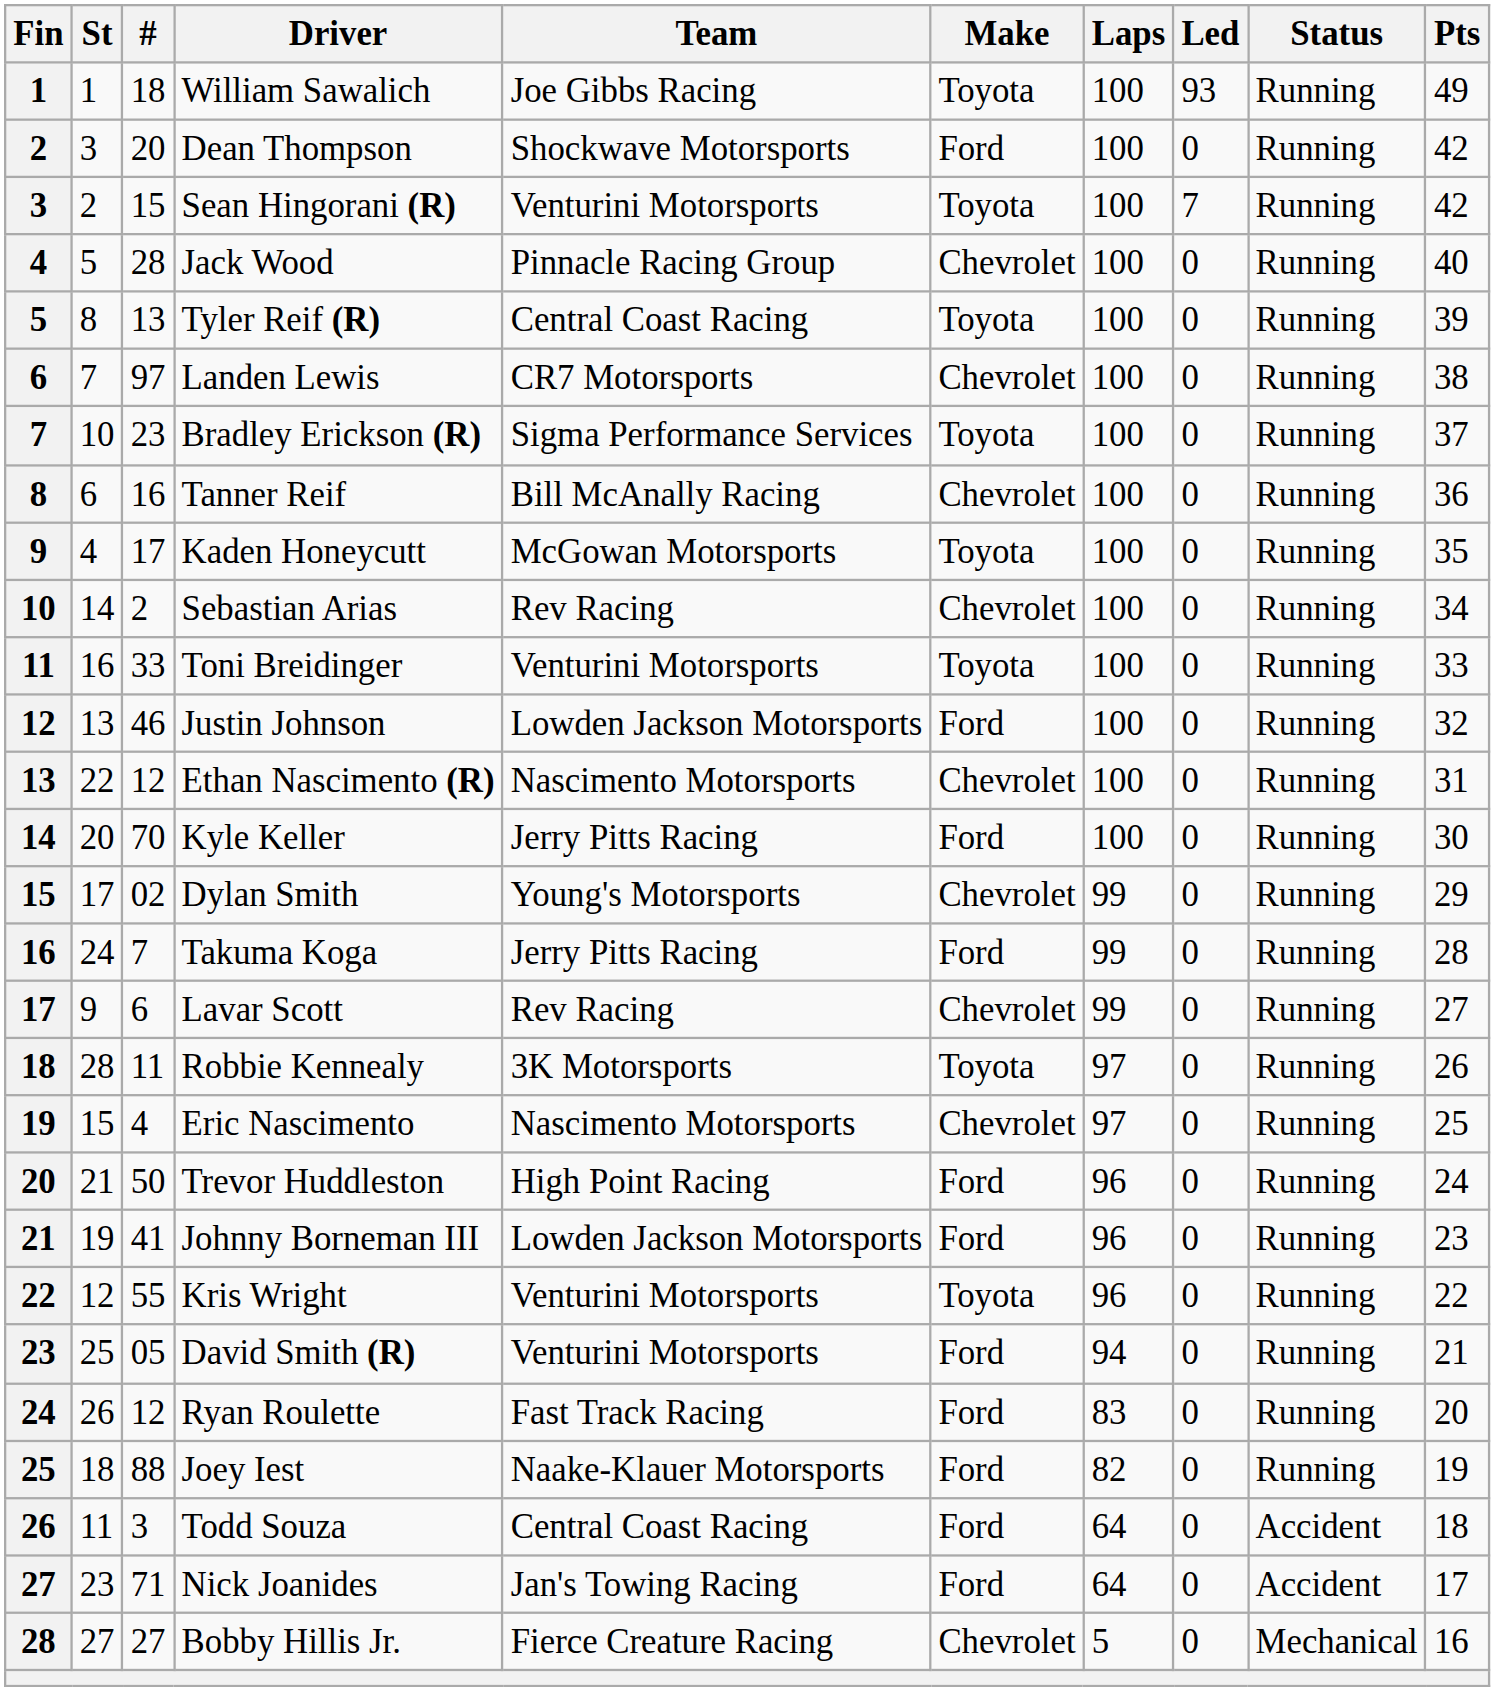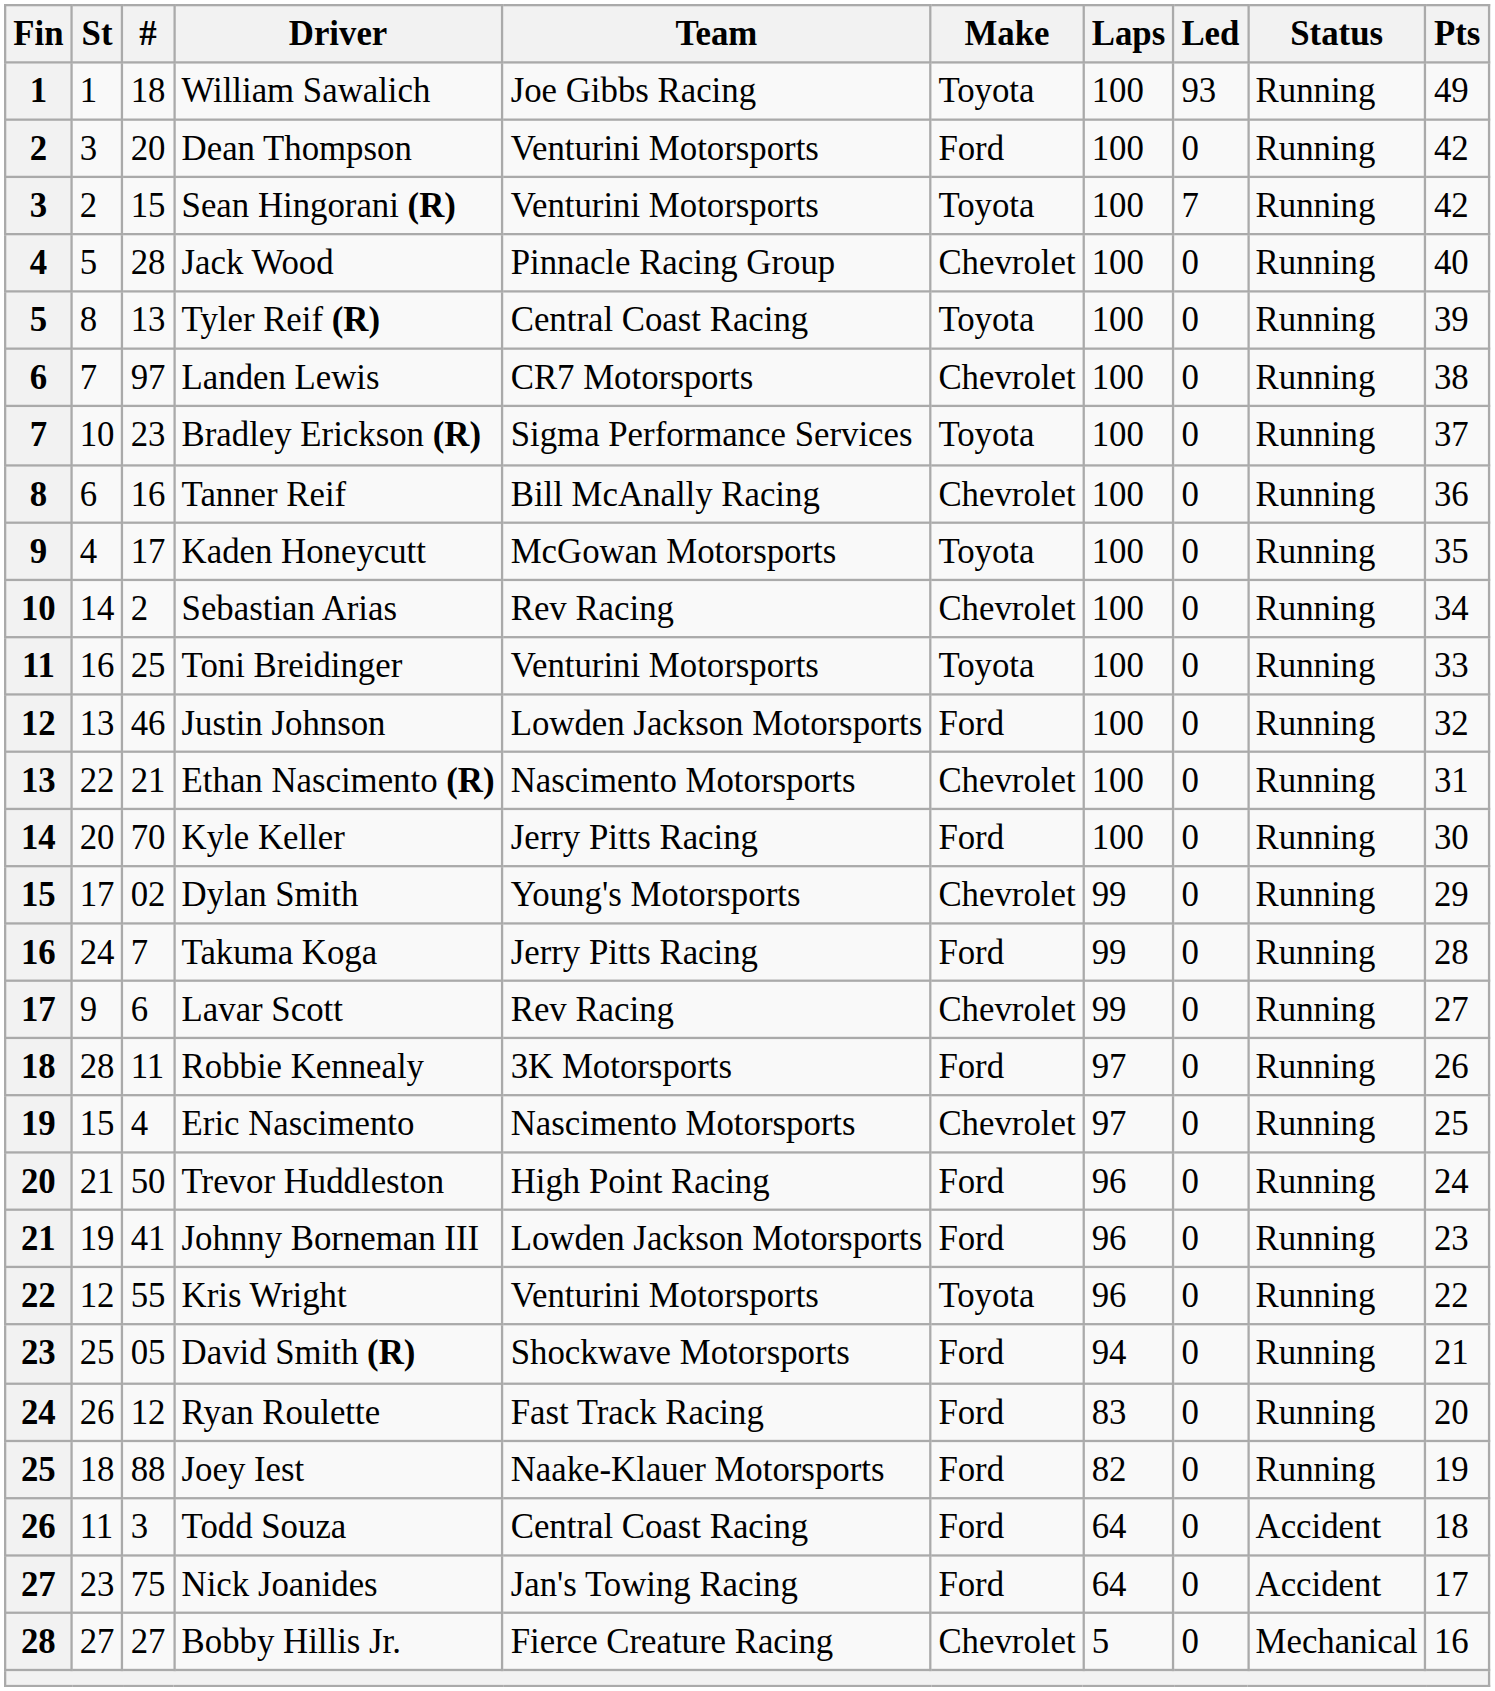(680, 148) Shockwave Motorsports -> (665, 148) Venturini Motorsports
(148, 664) 33 -> (148, 664) 25
(148, 779) 12 -> (148, 779) 21
(986, 1066) Toyota -> (971, 1066) Ford
(665, 1353) Venturini Motorsports -> (680, 1353) Shockwave Motorsports
(148, 1582) 71 -> (148, 1582) 75
